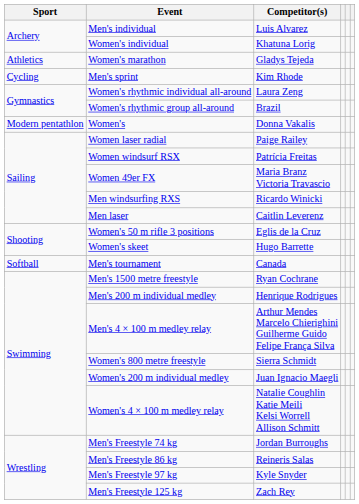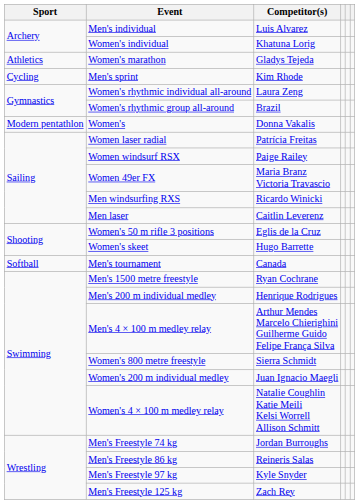(282, 140) Paige Railey -> (286, 140) Patrícia Freitas
(286, 156) Patrícia Freitas -> (282, 156) Paige Railey
